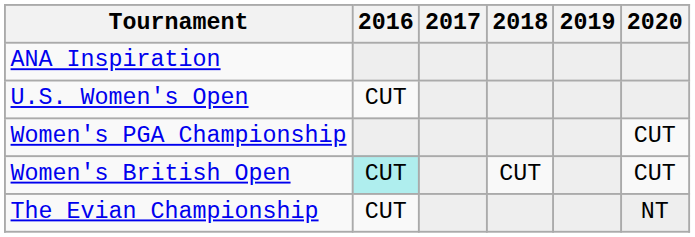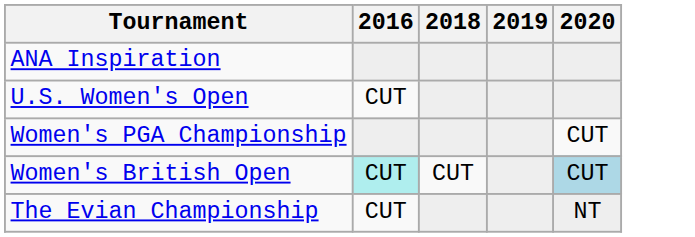- column: (453, 24)
(655, 175) no background -> (588, 175) lightblue background
